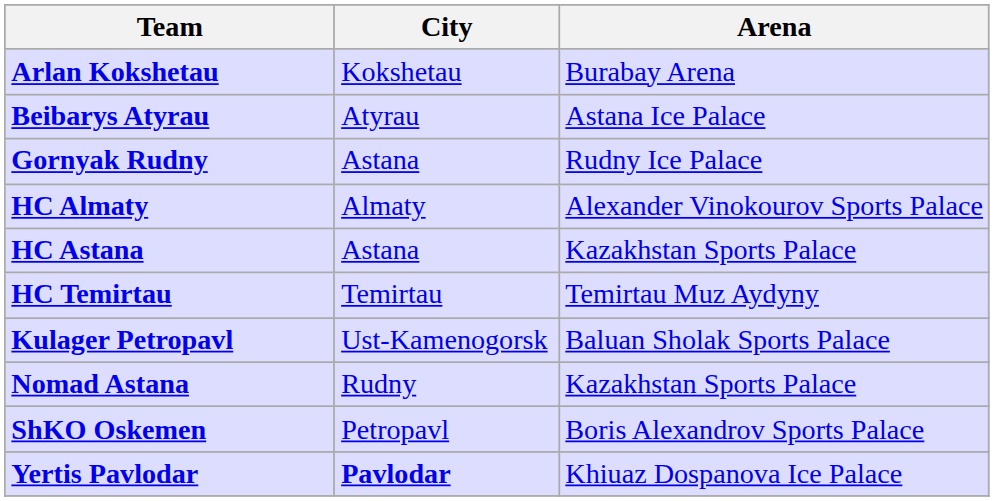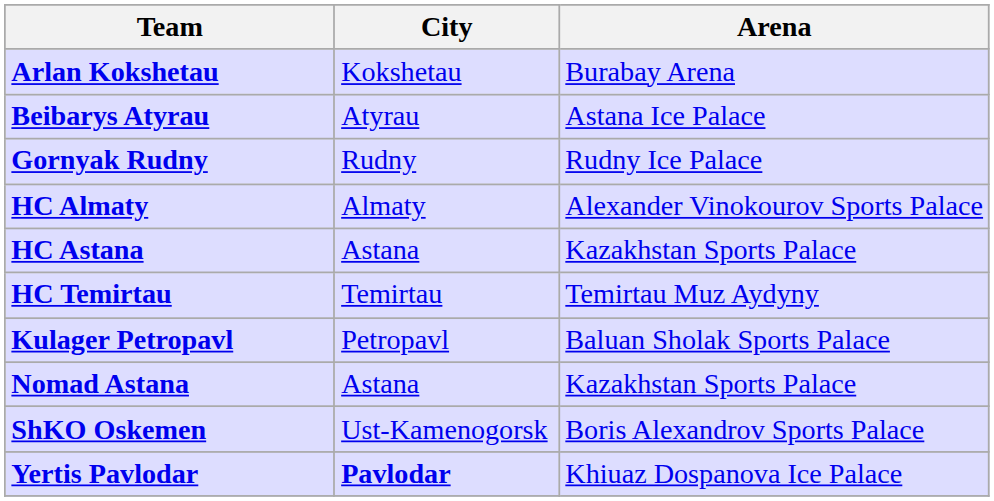(380, 160) Astana -> (379, 160) Rudny
(444, 339) Ust-Kamenogorsk -> (395, 339) Petropavl
(379, 384) Rudny -> (380, 384) Astana
(395, 428) Petropavl -> (444, 428) Ust-Kamenogorsk
